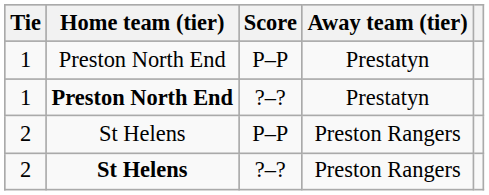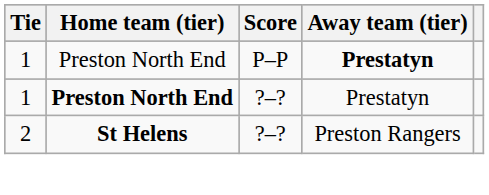(388, 59) normal -> (388, 59) bold
- row: (26, 133)
